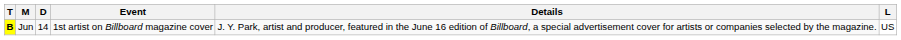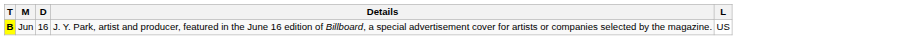- column: (133, 12)
(43, 27) 14 -> (43, 27) 16
